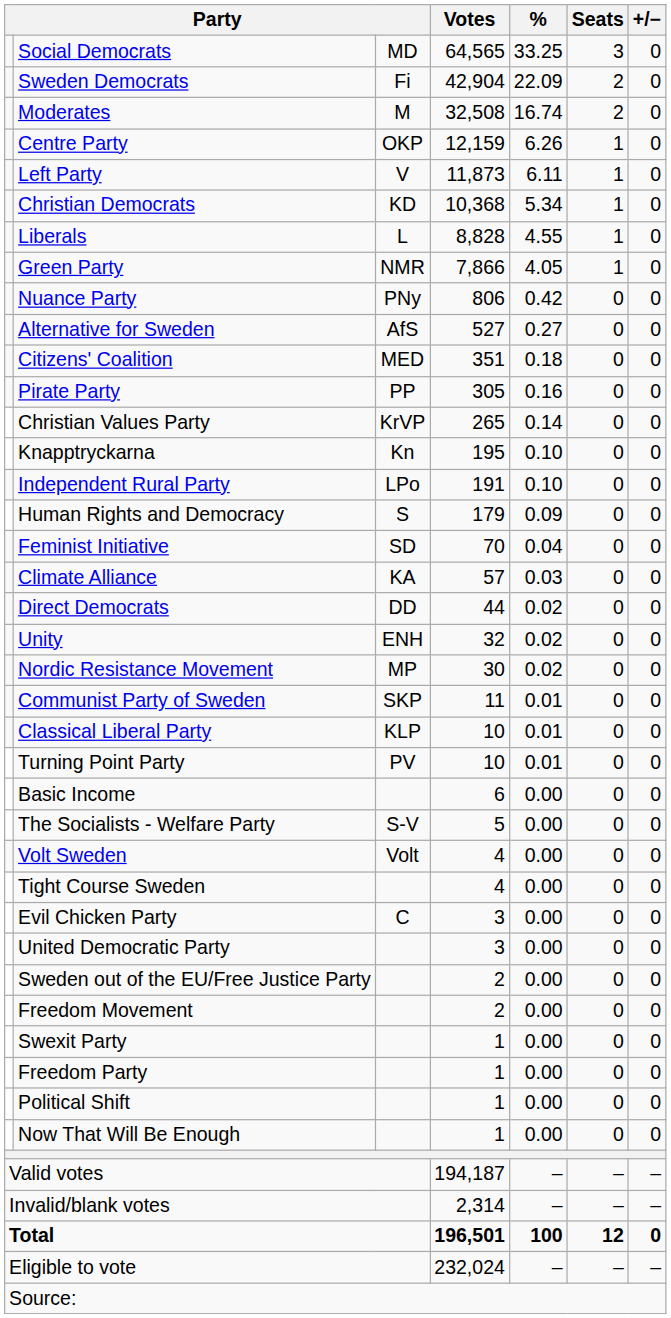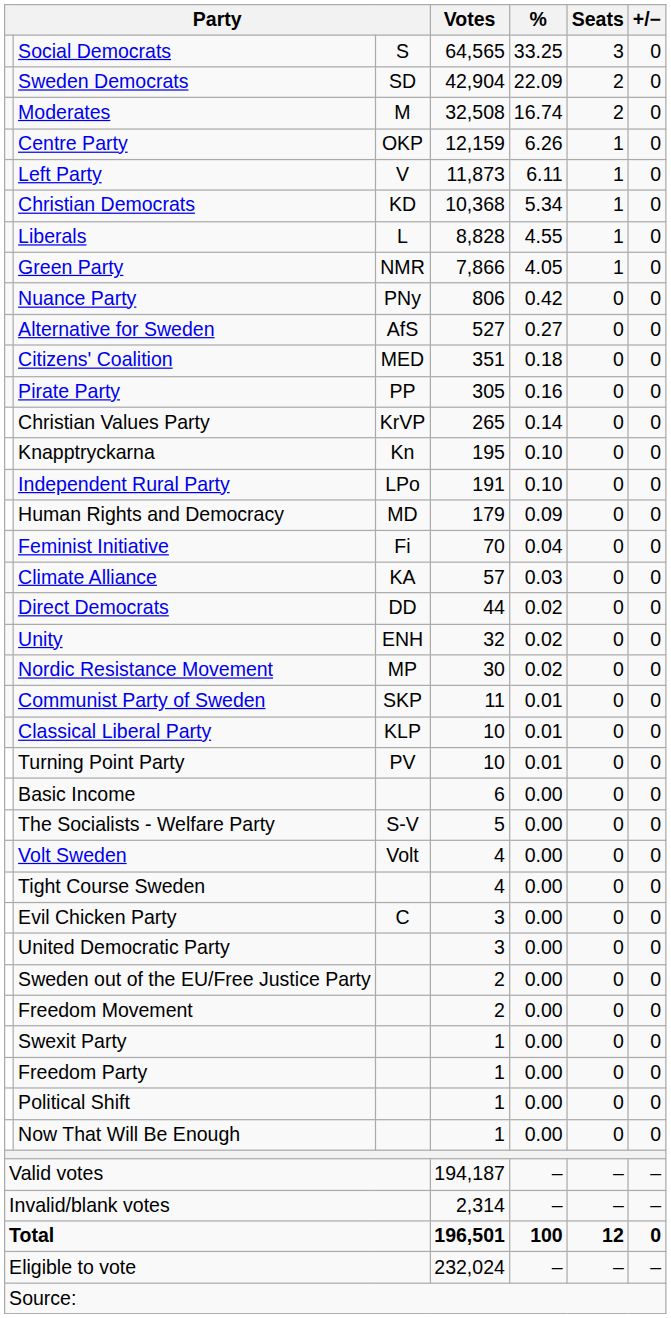(402, 50) MD -> (402, 50) S
(402, 81) Fi -> (402, 81) SD
(402, 515) S -> (402, 515) MD
(402, 546) SD -> (402, 546) Fi
